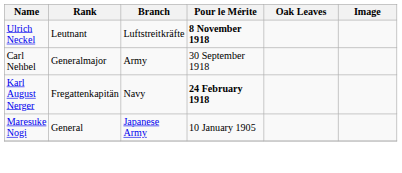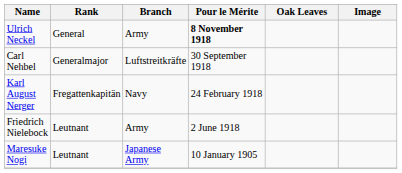(69, 34) Leutnant -> (69, 34) General
(154, 34) Luftstreitkräfte -> (137, 34) Army
(135, 61) Army -> (156, 61) Luftstreitkräfte
(216, 94) bold -> (227, 94) normal
+ row: (27, 127)
(67, 127) General -> (71, 154) Leutnant
